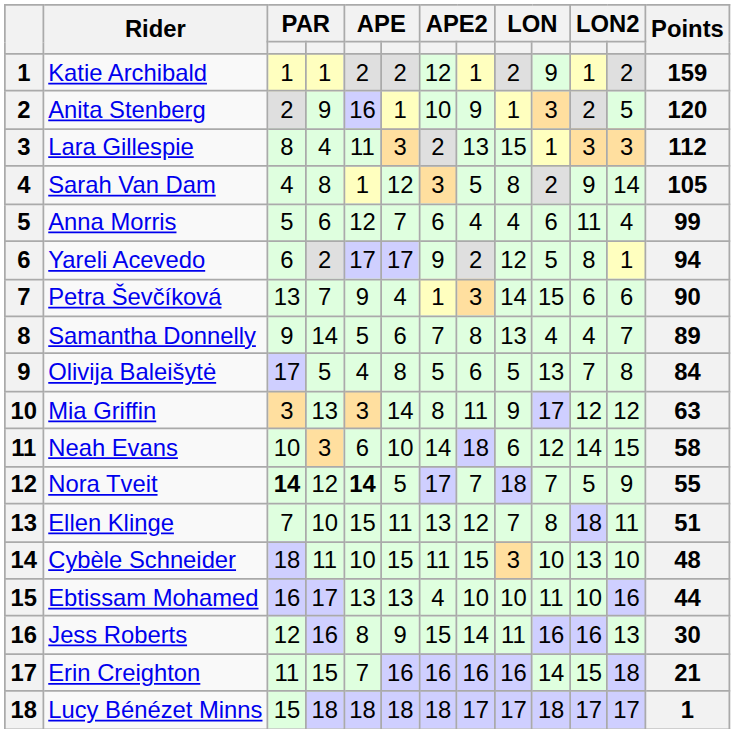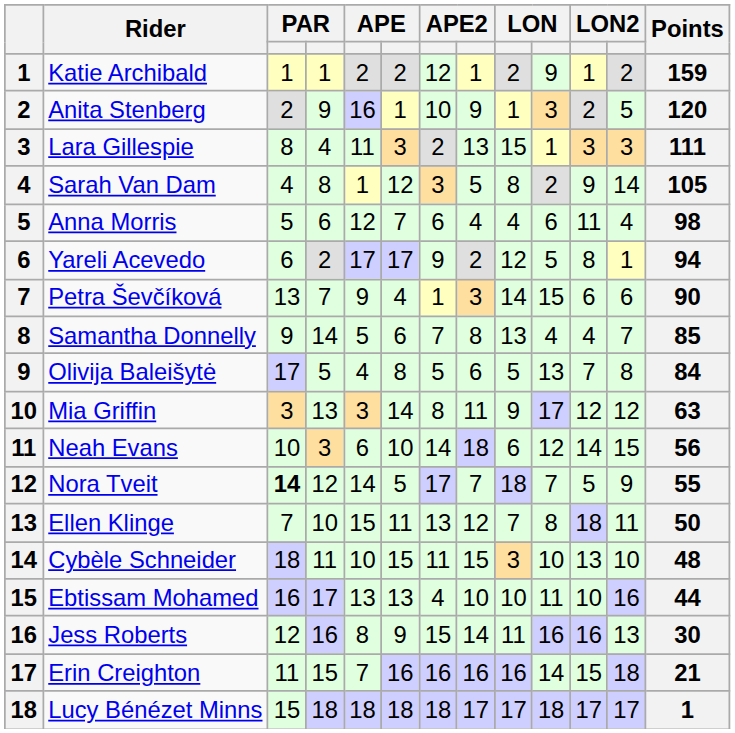(687, 147) 112 -> (687, 147) 111
(687, 222) 99 -> (687, 222) 98
(687, 335) 89 -> (687, 335) 85
(687, 447) 58 -> (687, 447) 56
(362, 485) bold -> (362, 485) normal
(687, 522) 51 -> (687, 522) 50
